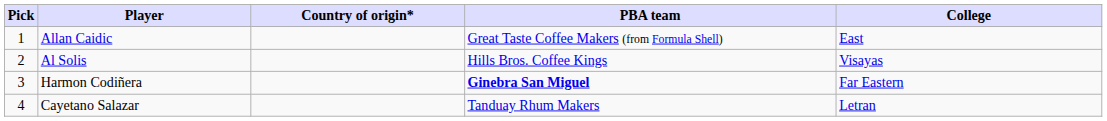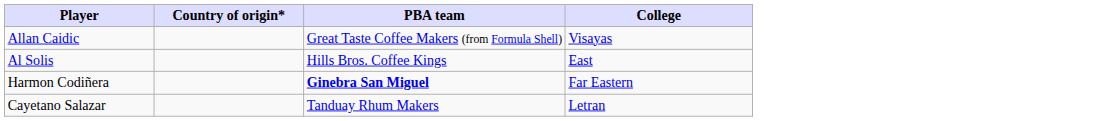- column: (21, 15)
(851, 37) East -> (590, 37) Visayas
(861, 60) Visayas -> (581, 60) East
